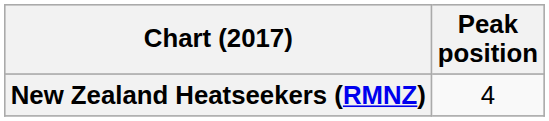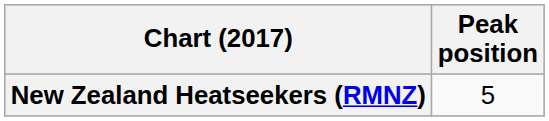(488, 94) 4 -> (488, 94) 5
